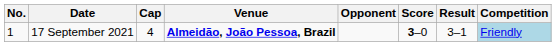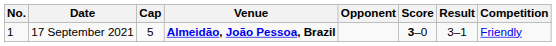(150, 32) 4 -> (150, 32) 5
(501, 32) lightblue background -> (501, 32) no background
